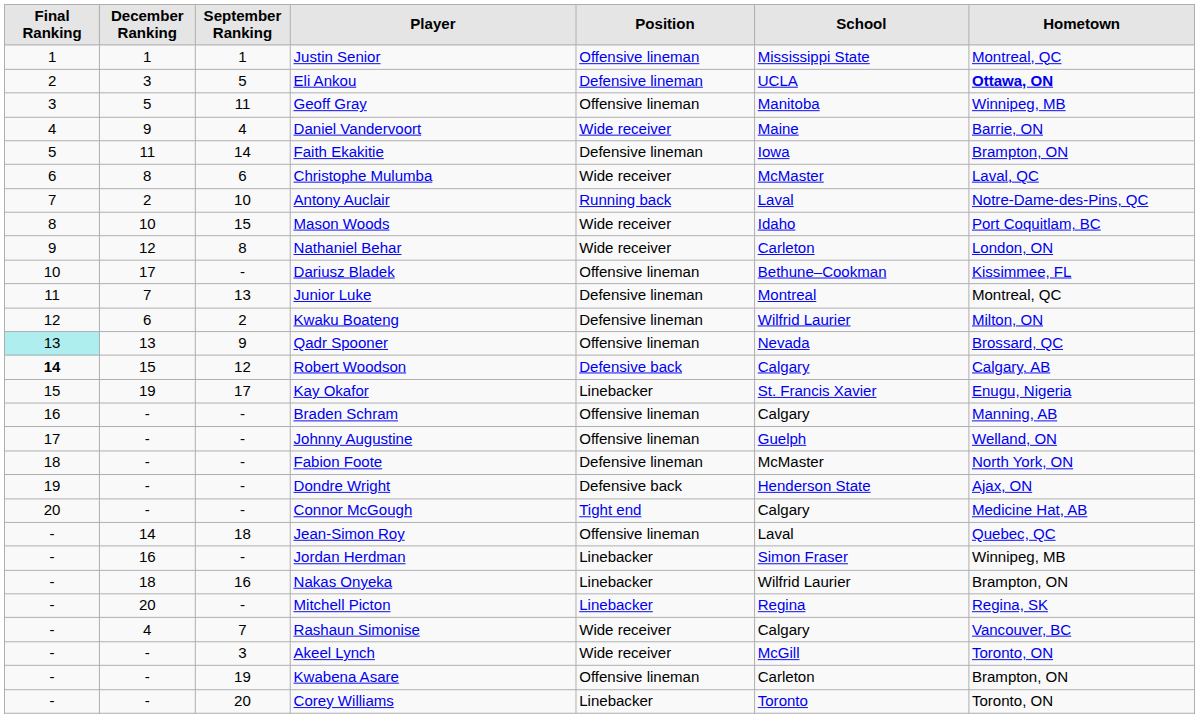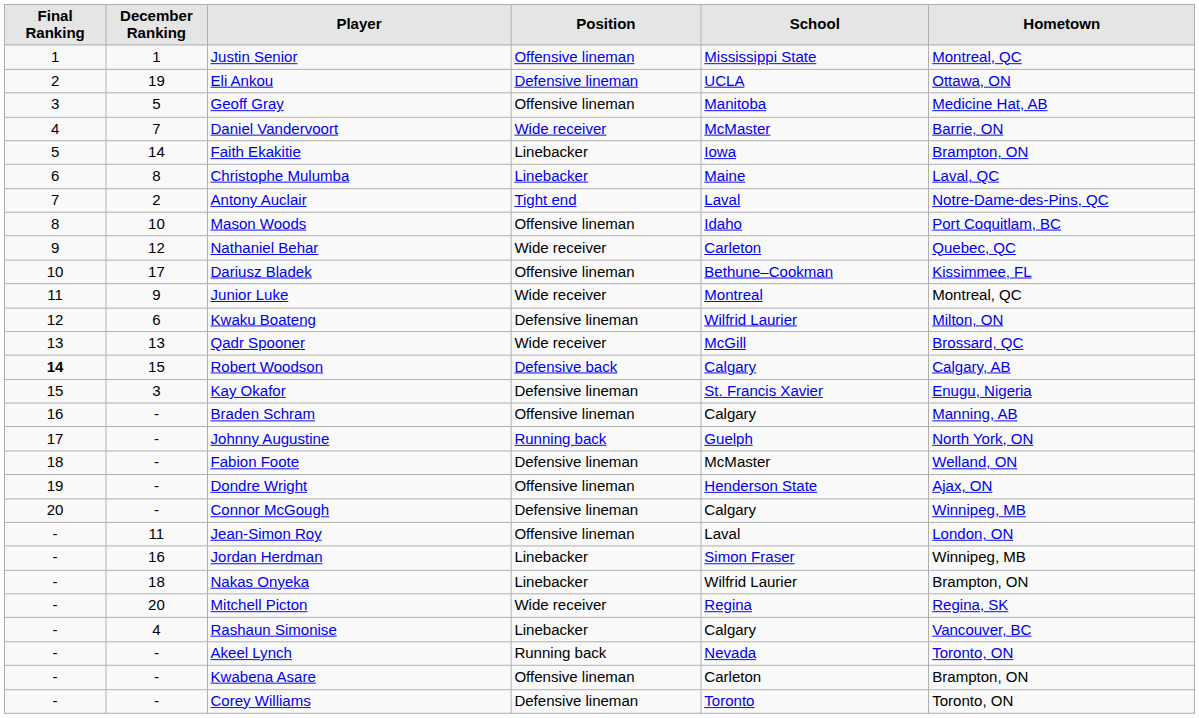- column: (242, 24)
(147, 81) 3 -> (156, 81) 19
(1012, 81) bold -> (972, 81) normal
(1019, 104) Winnipeg, MB -> (990, 104) Medicine Hat, AB
(147, 128) 9 -> (156, 128) 7
(778, 128) Maine -> (737, 128) McMaster
(147, 152) 11 -> (156, 152) 14
(641, 152) Defensive lineman -> (551, 152) Linebacker
(625, 176) Wide receiver -> (551, 176) Linebacker
(791, 176) McMaster -> (725, 176) Maine
(625, 200) Running back -> (545, 200) Tight end
(625, 224) Wide receiver -> (574, 224) Offensive lineman
(1013, 248) London, ON -> (974, 248) Quebec, QC
(147, 295) 7 -> (156, 295) 9
(641, 295) Defensive lineman -> (560, 295) Wide receiver
(52, 343) paleturquoise background -> (55, 343) no background
(639, 343) Offensive lineman -> (560, 343) Wide receiver
(784, 343) Nevada -> (725, 343) McGill
(147, 391) 19 -> (156, 391) 3
(616, 391) Linebacker -> (576, 391) Defensive lineman
(639, 438) Offensive lineman -> (560, 438) Running back
(1014, 438) Welland, ON -> (983, 438) North York, ON
(1023, 462) North York, ON -> (975, 462) Welland, ON
(631, 486) Defensive back -> (574, 486) Offensive lineman
(610, 510) Tight end -> (576, 510) Defensive lineman
(1030, 510) Medicine Hat, AB -> (979, 510) Winnipeg, MB
(147, 534) 14 -> (156, 534) 11
(1014, 534) Quebec, QC -> (973, 534) London, ON
(616, 605) Linebacker -> (560, 605) Wide receiver
(625, 629) Wide receiver -> (551, 629) Linebacker
(625, 653) Wide receiver -> (560, 653) Running back
(779, 653) McGill -> (730, 653) Nevada
(616, 701) Linebacker -> (576, 701) Defensive lineman
